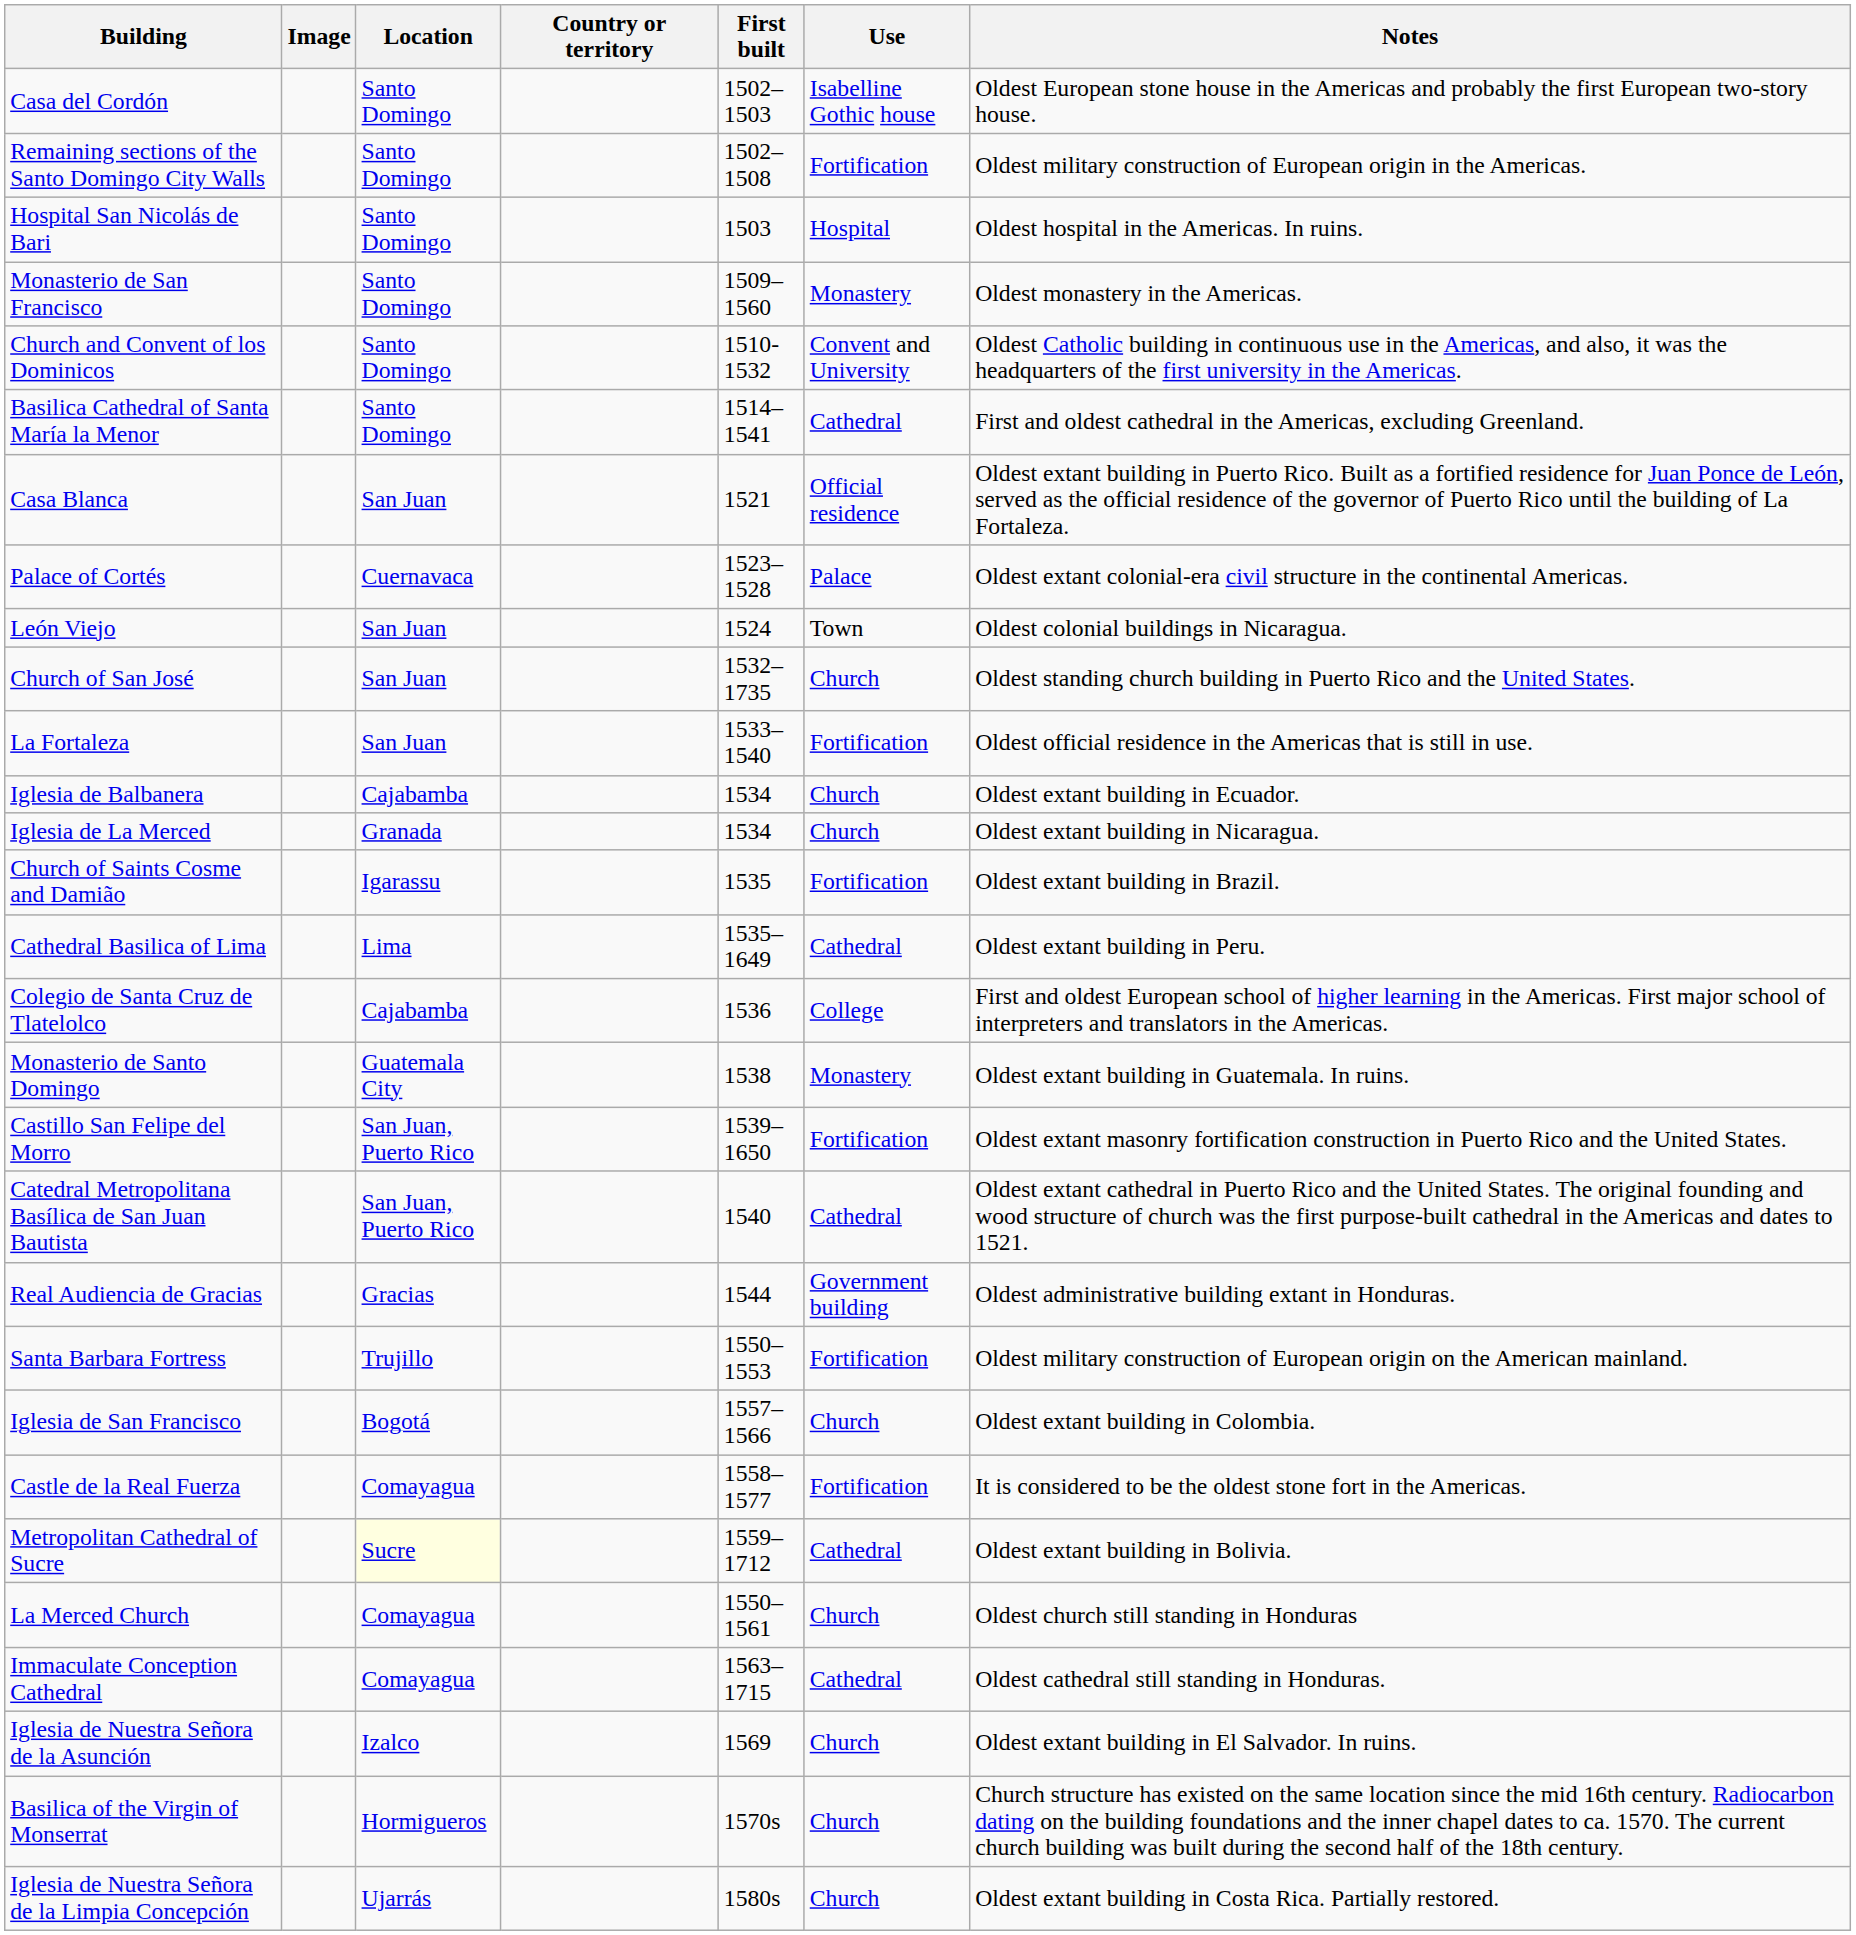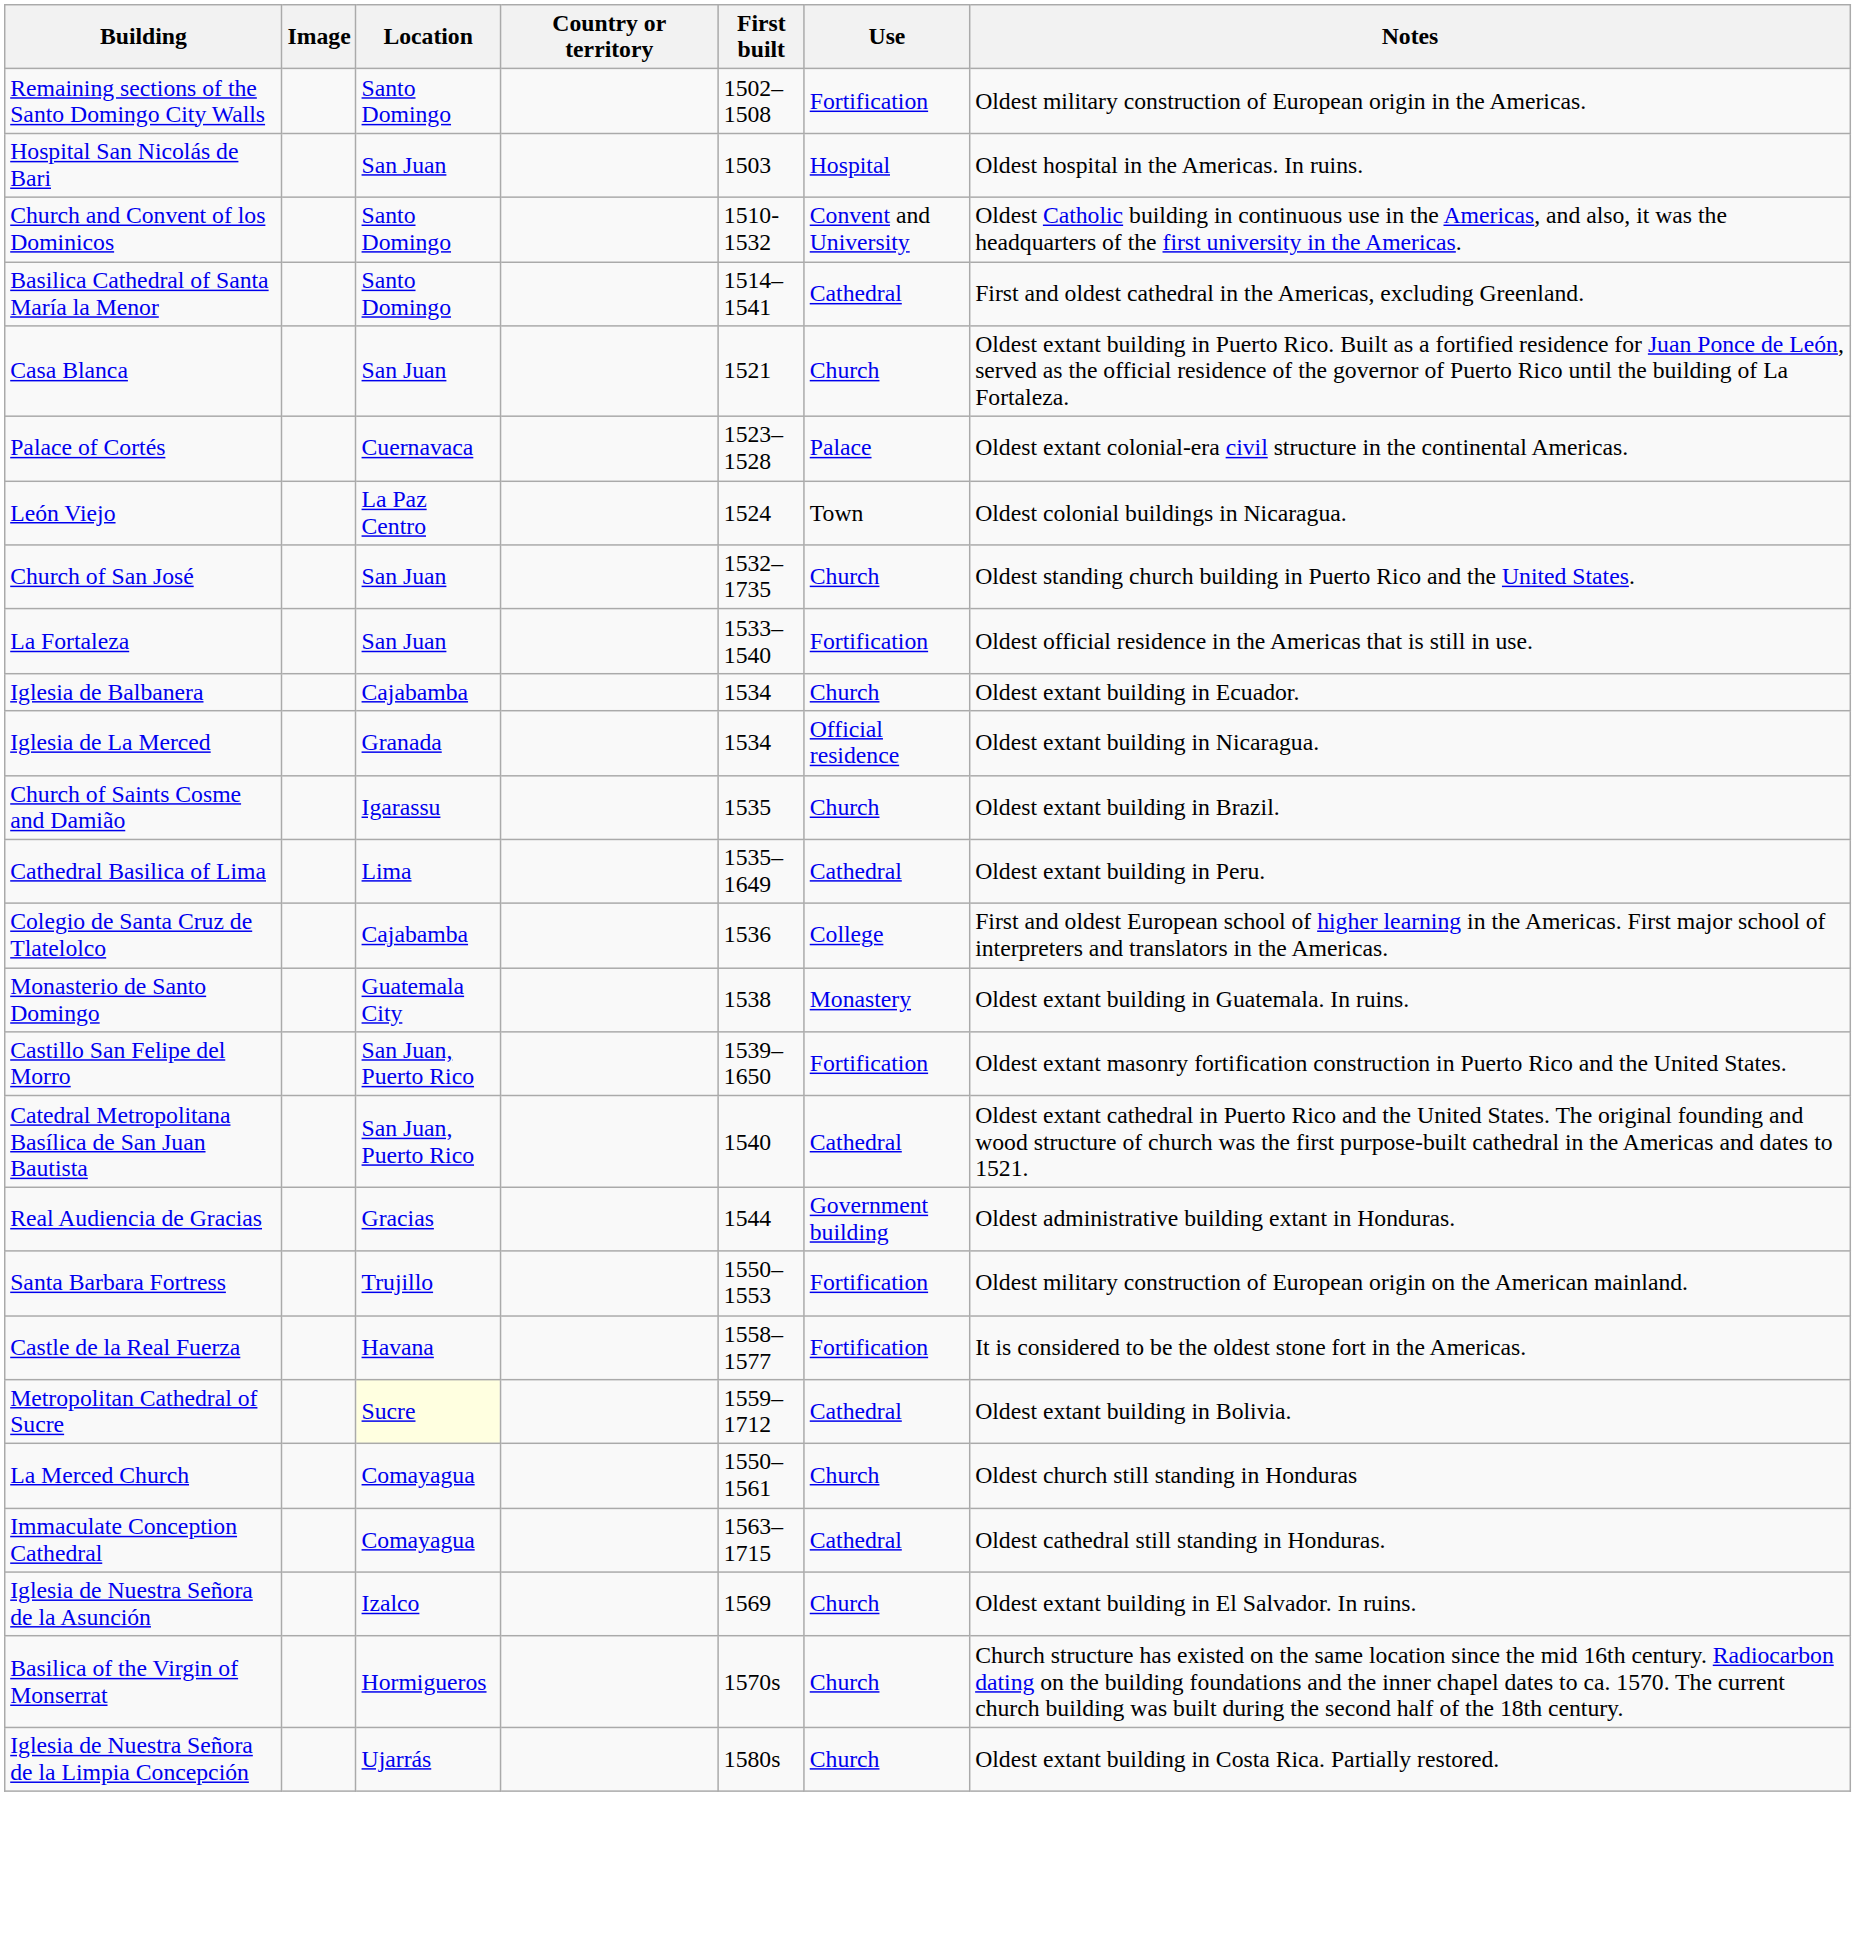- row: (89, 100)
(406, 229) Santo Domingo -> (404, 164) San Juan
- row: (99, 293)
(854, 499) Official residence -> (845, 370) Church
(404, 627) San Juan -> (394, 512) La Paz Centro
(845, 831) Church -> (854, 742) Official residence
(869, 882) Fortification -> (845, 806) Church
- row: (126, 1422)
(418, 1486) Comayagua -> (398, 1347) Havana
